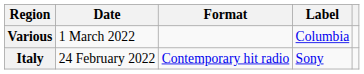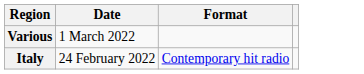- column: (322, 15)
